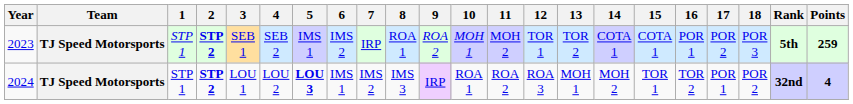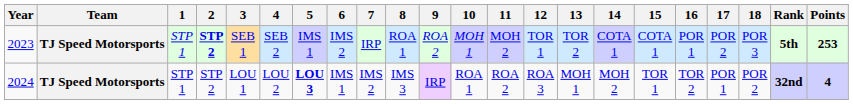(828, 44) 259 -> (828, 44) 253
(211, 80) bold -> (211, 80) normal
